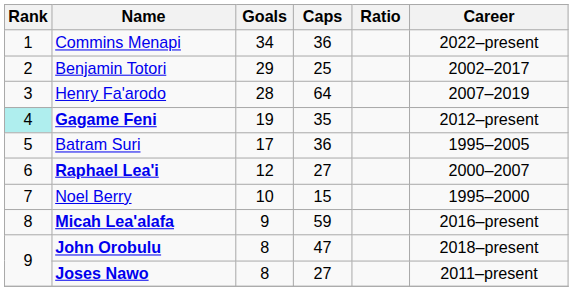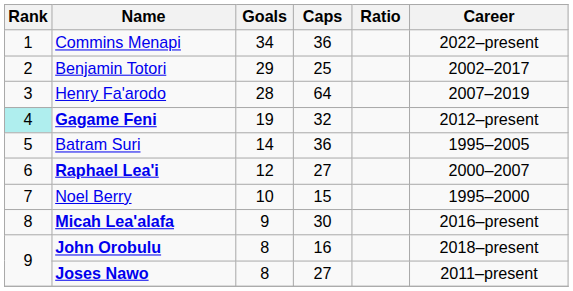(323, 119) 35 -> (323, 119) 32
(265, 145) 17 -> (265, 145) 14
(323, 222) 59 -> (323, 222) 30
(323, 247) 47 -> (323, 247) 16
